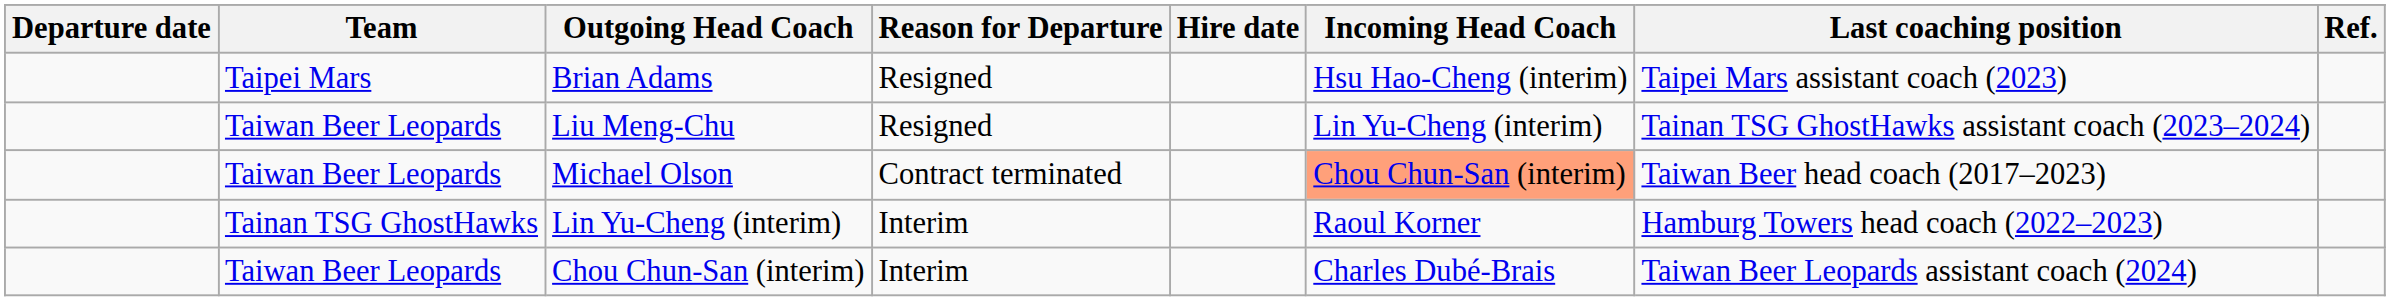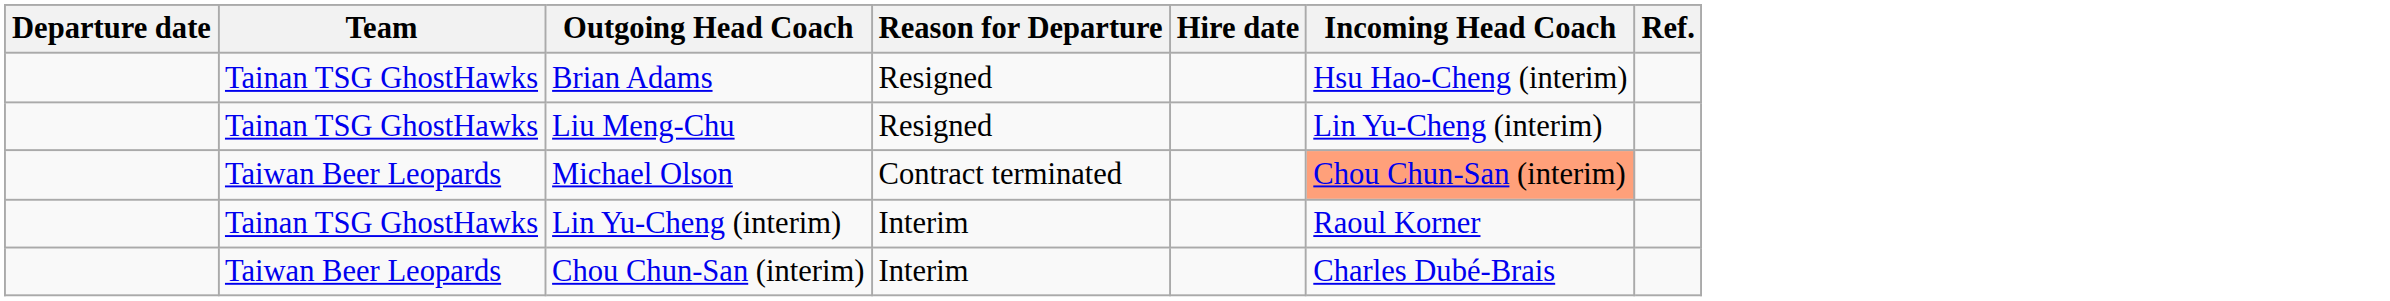- column: (1976, 28)
(298, 77) Taipei Mars -> (381, 77) Tainan TSG GhostHawks
(363, 125) Taiwan Beer Leopards -> (381, 125) Tainan TSG GhostHawks
